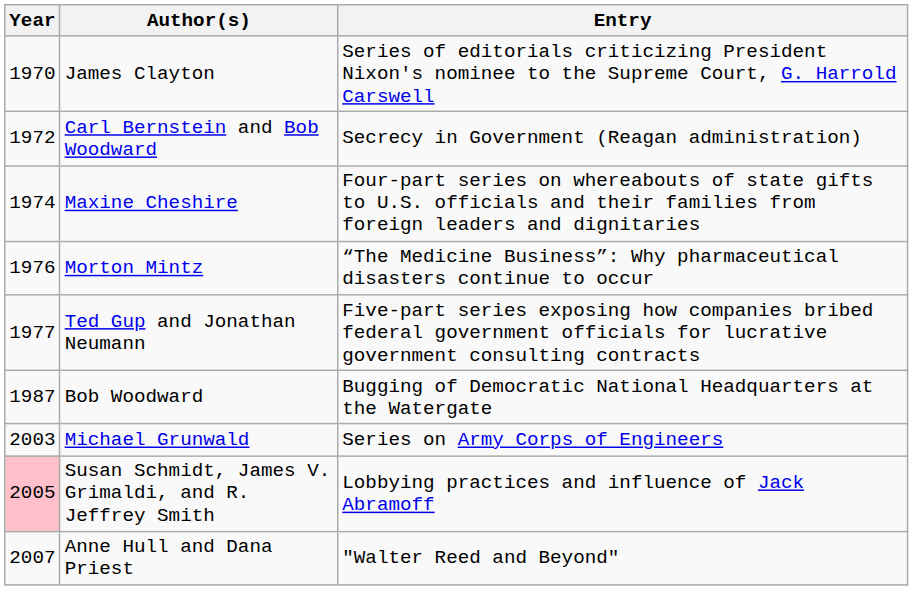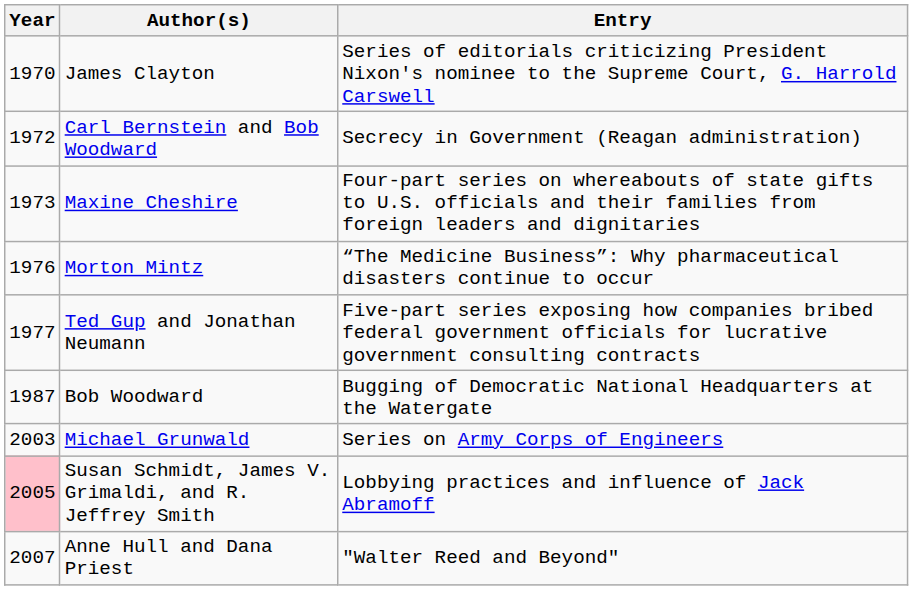(32, 203) 1974 -> (32, 203) 1973
